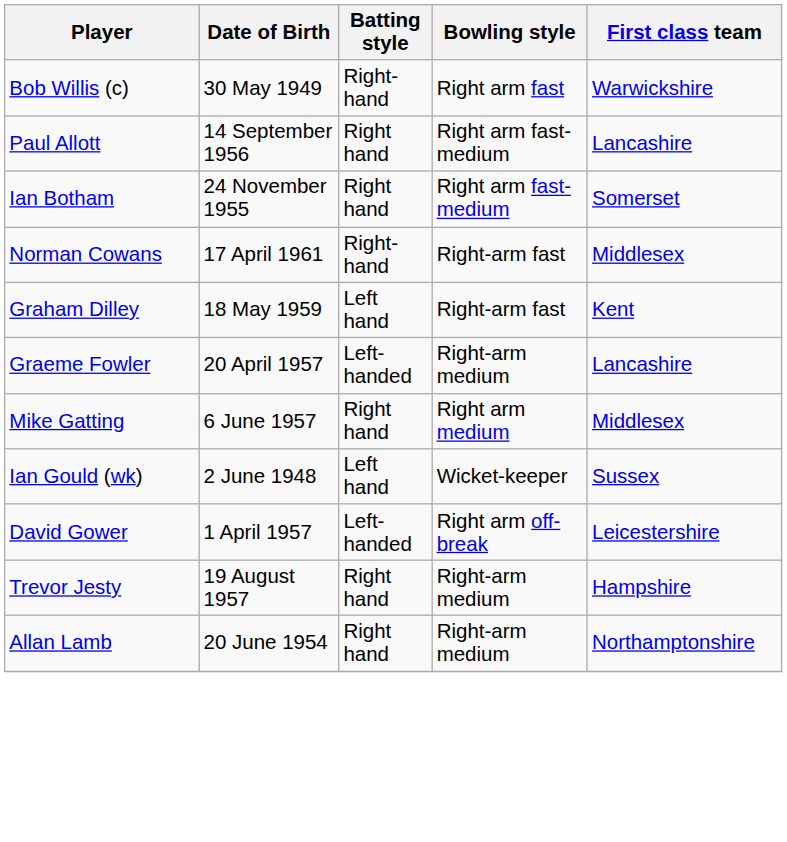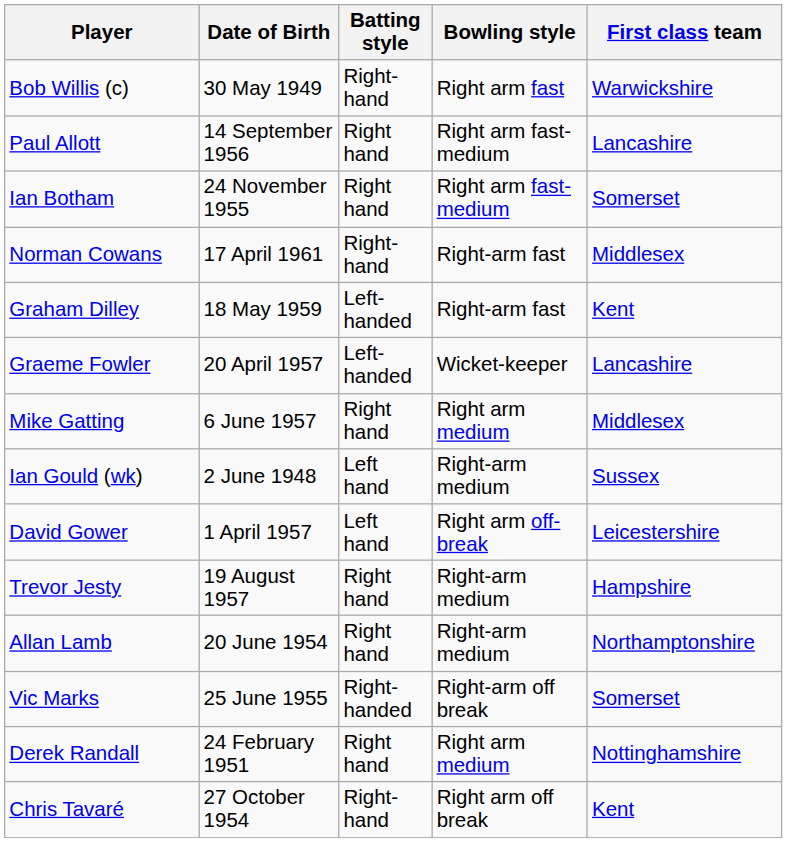(366, 309) Left hand -> (378, 309) Left-handed
(482, 365) Right-arm medium -> (502, 365) Wicket-keeper
(502, 476) Wicket-keeper -> (482, 476) Right-arm medium
(378, 531) Left-handed -> (366, 531) Left hand
+ row: (54, 698)
+ row: (74, 754)
+ row: (67, 809)
